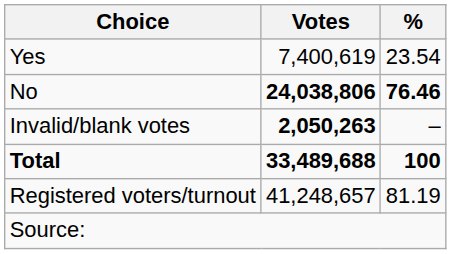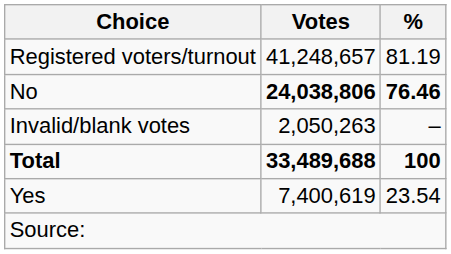rows swapped: (28, 56) <-> (133, 195)
(327, 126) bold -> (327, 126) normal
